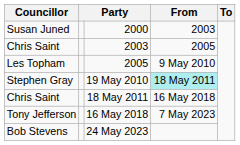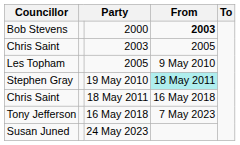(38, 30) Susan Juned -> (37, 30) Bob Stevens
(203, 30) normal -> (203, 30) bold
(37, 132) Bob Stevens -> (38, 132) Susan Juned
